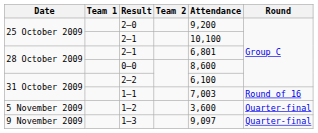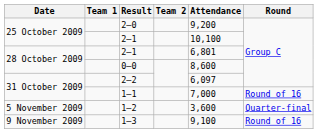(203, 80) 6,100 -> (203, 80) 6,097
(203, 94) 7,003 -> (203, 94) 7,000
(203, 121) 9,097 -> (203, 121) 9,100
(278, 121) Quarter-final -> (273, 121) Round of 16
